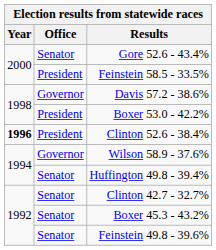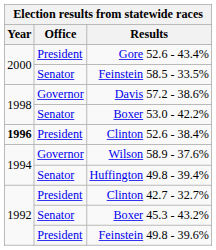(56, 54) Senator -> (60, 54) President
(60, 74) President -> (56, 74) Senator
(60, 114) President -> (56, 114) Senator
(56, 195) Senator -> (60, 195) President
(56, 235) Senator -> (60, 235) President
